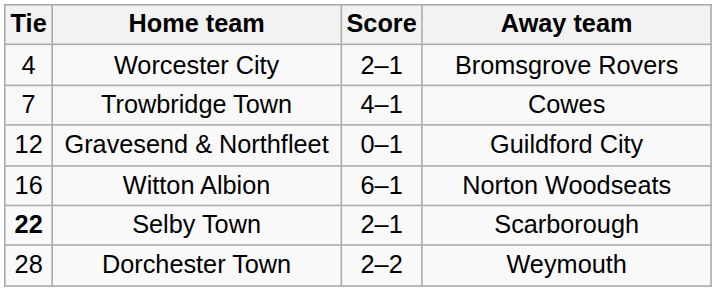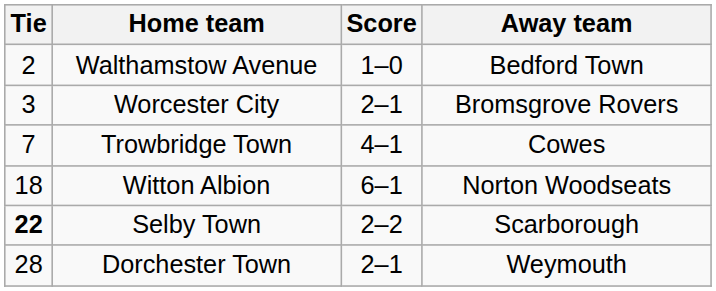+ row: (197, 64)
(29, 64) 4 -> (29, 104) 3
- row: (197, 144)
(29, 184) 16 -> (29, 184) 18
(382, 225) 2–1 -> (382, 225) 2–2
(382, 265) 2–2 -> (382, 265) 2–1
